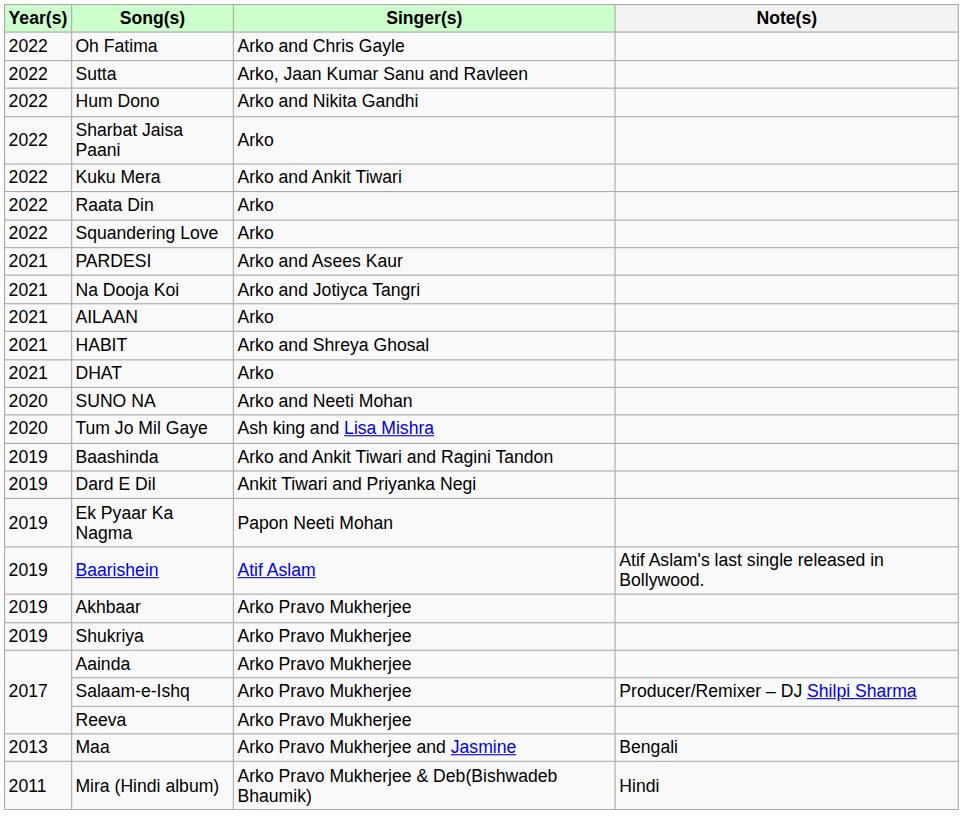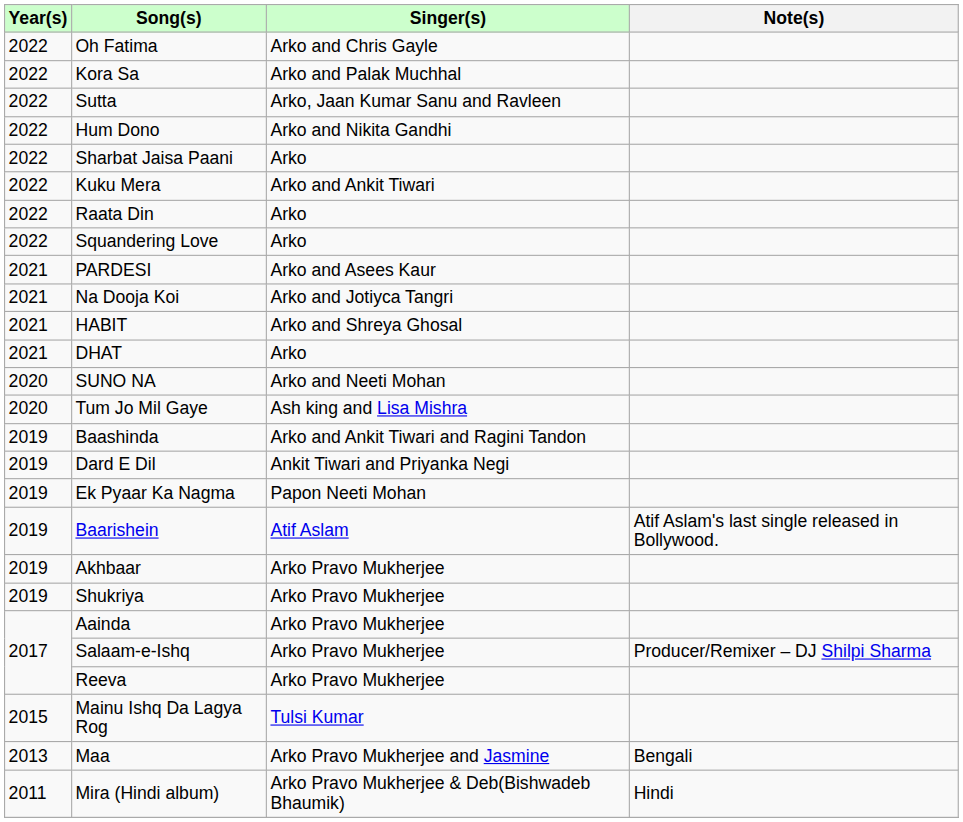+ row: (107, 74)
- row: (107, 317)
+ row: (159, 718)
